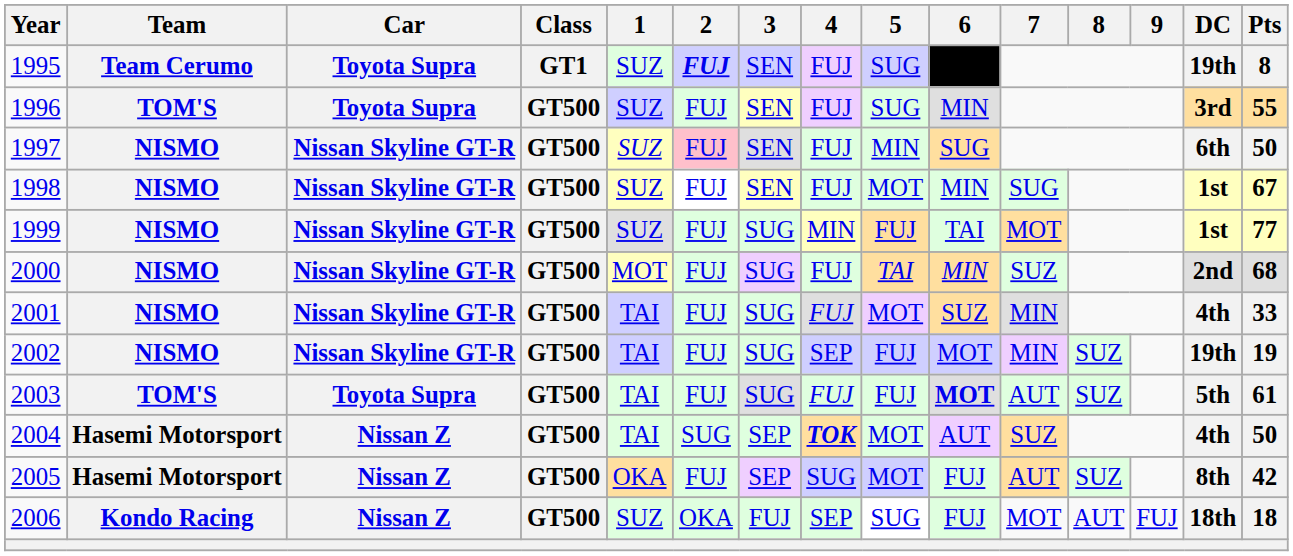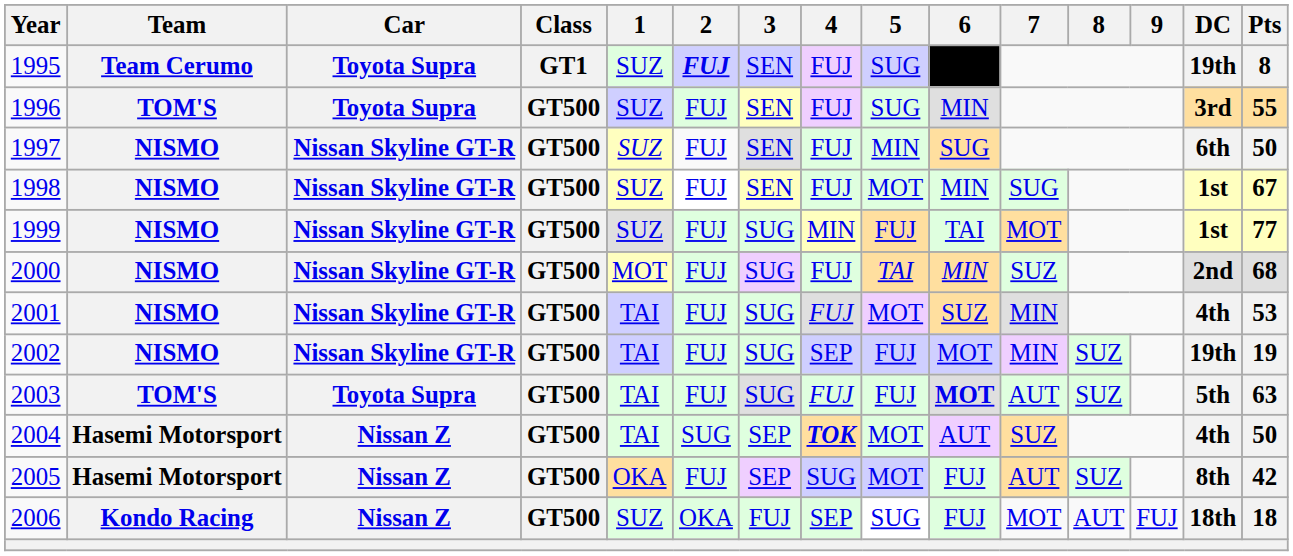(706, 147) pink background -> (706, 147) no background
(1265, 312) 33 -> (1265, 312) 53
(1265, 394) 61 -> (1265, 394) 63
